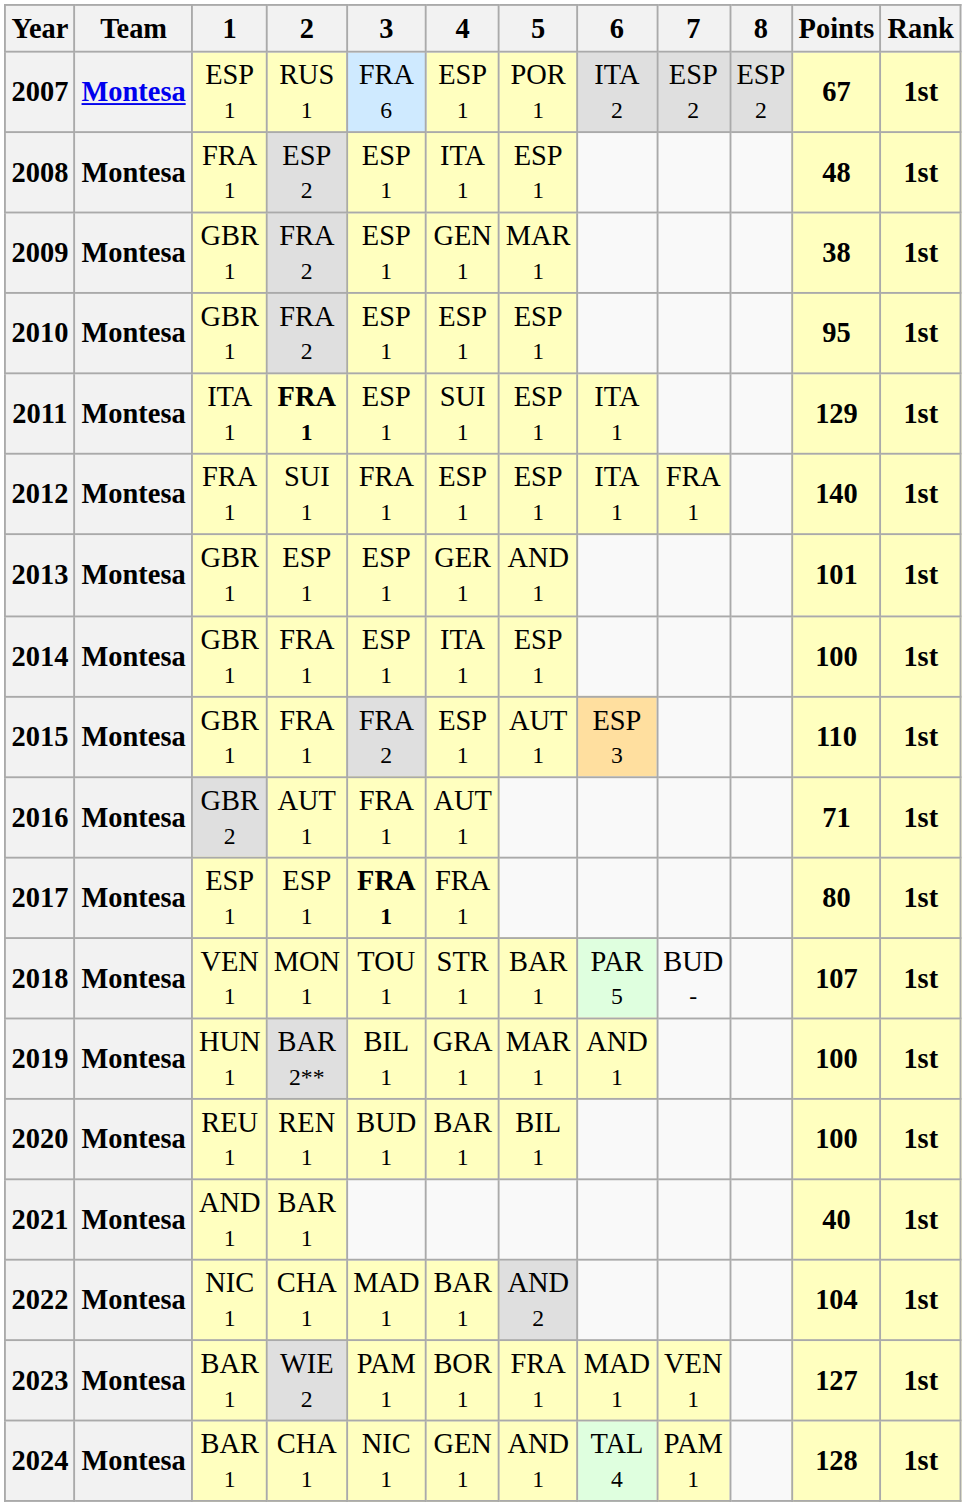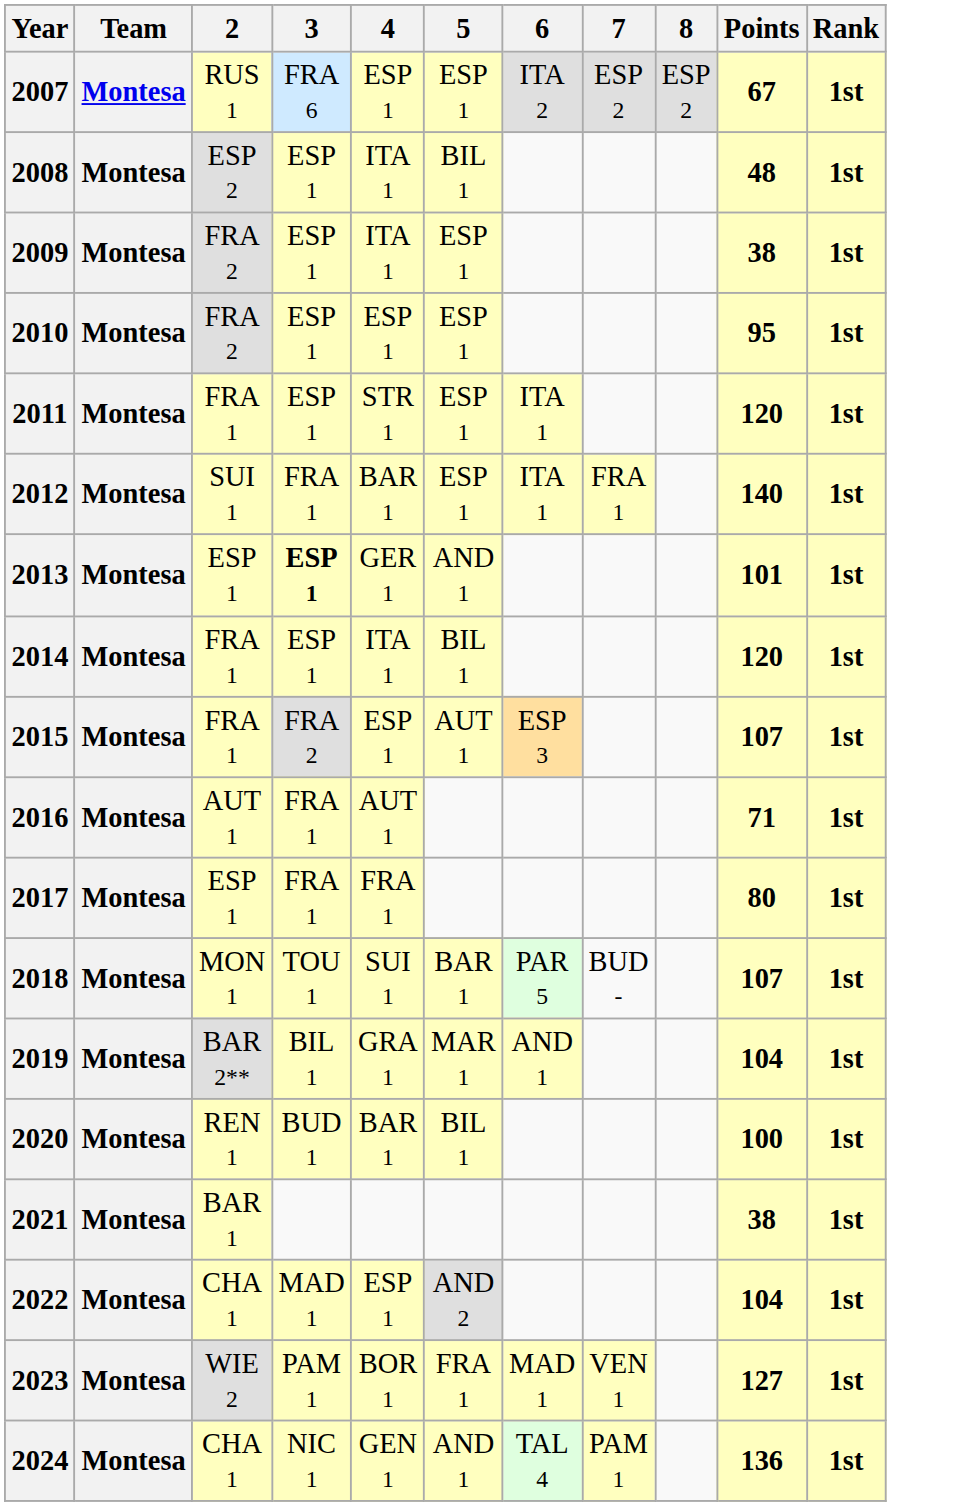- column: (230, 28)
(538, 91) POR 1 -> (463, 91) ESP 1
(538, 172) ESP 1 -> (463, 172) BIL 1
(463, 252) GEN 1 -> (388, 252) ITA 1
(538, 252) MAR 1 -> (463, 252) ESP 1
(307, 413) bold -> (232, 413) normal
(463, 413) SUI 1 -> (388, 413) STR 1
(836, 413) 129 -> (762, 413) 120
(463, 494) ESP 1 -> (388, 494) BAR 1
(386, 574) normal -> (312, 574) bold
(538, 655) ESP 1 -> (463, 655) BIL 1
(836, 655) 100 -> (762, 655) 120
(836, 736) 110 -> (762, 736) 107
(386, 897) bold -> (312, 897) normal
(463, 977) STR 1 -> (388, 977) SUI 1
(836, 1058) 100 -> (762, 1058) 104
(836, 1219) 40 -> (762, 1219) 38
(463, 1299) BAR 1 -> (388, 1299) ESP 1
(836, 1460) 128 -> (762, 1460) 136
